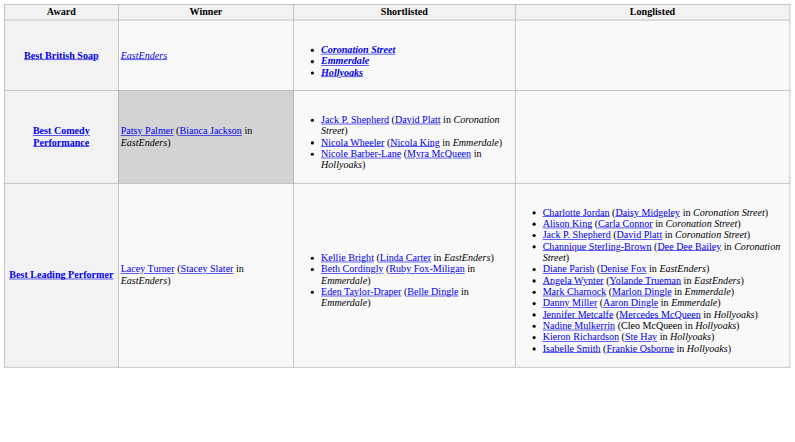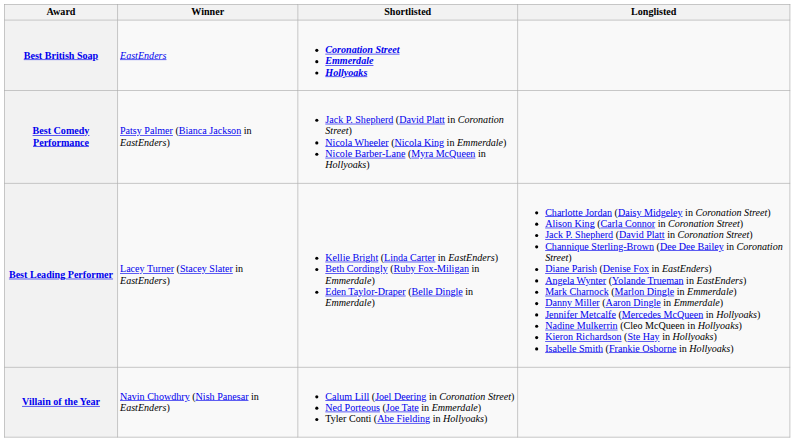(186, 137) lightgrey background -> (186, 137) no background
+ row: (61, 402)
